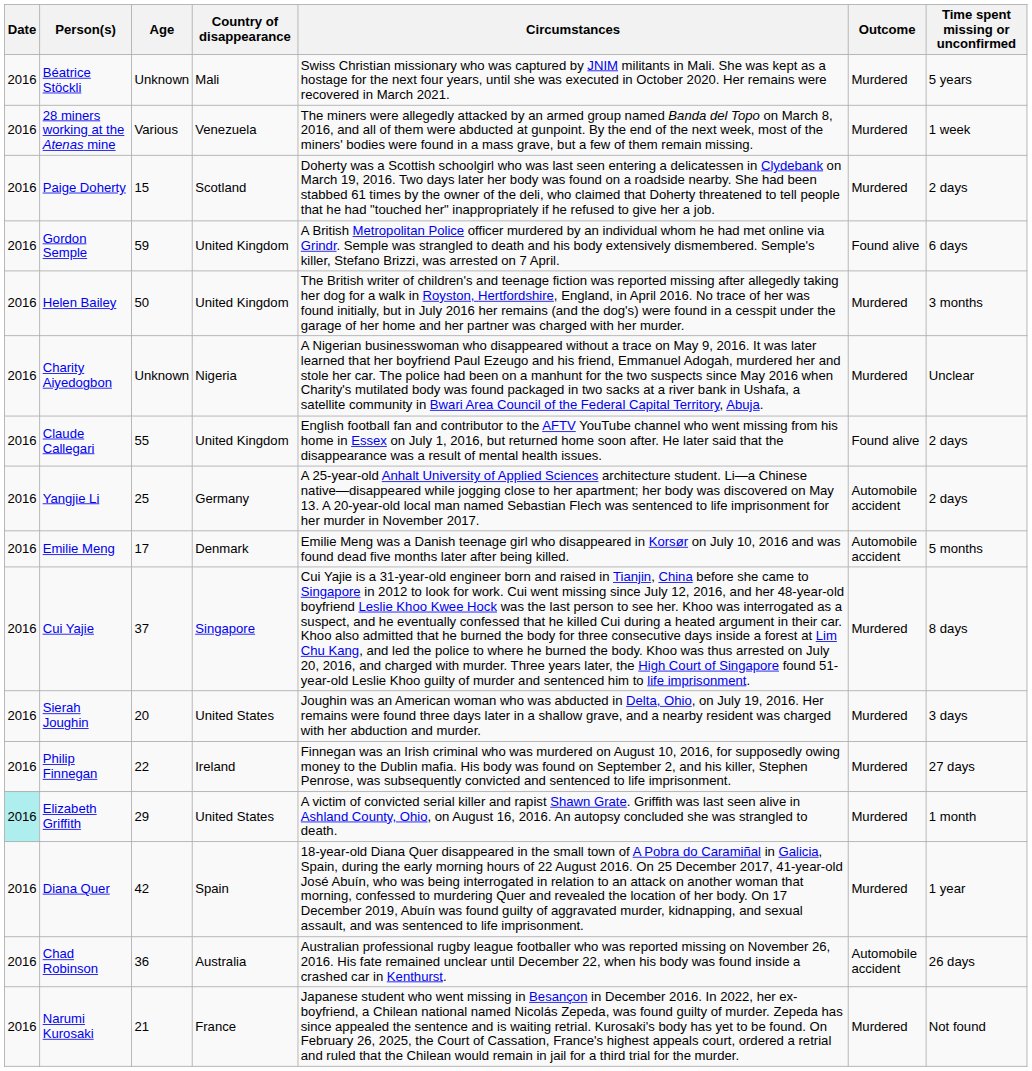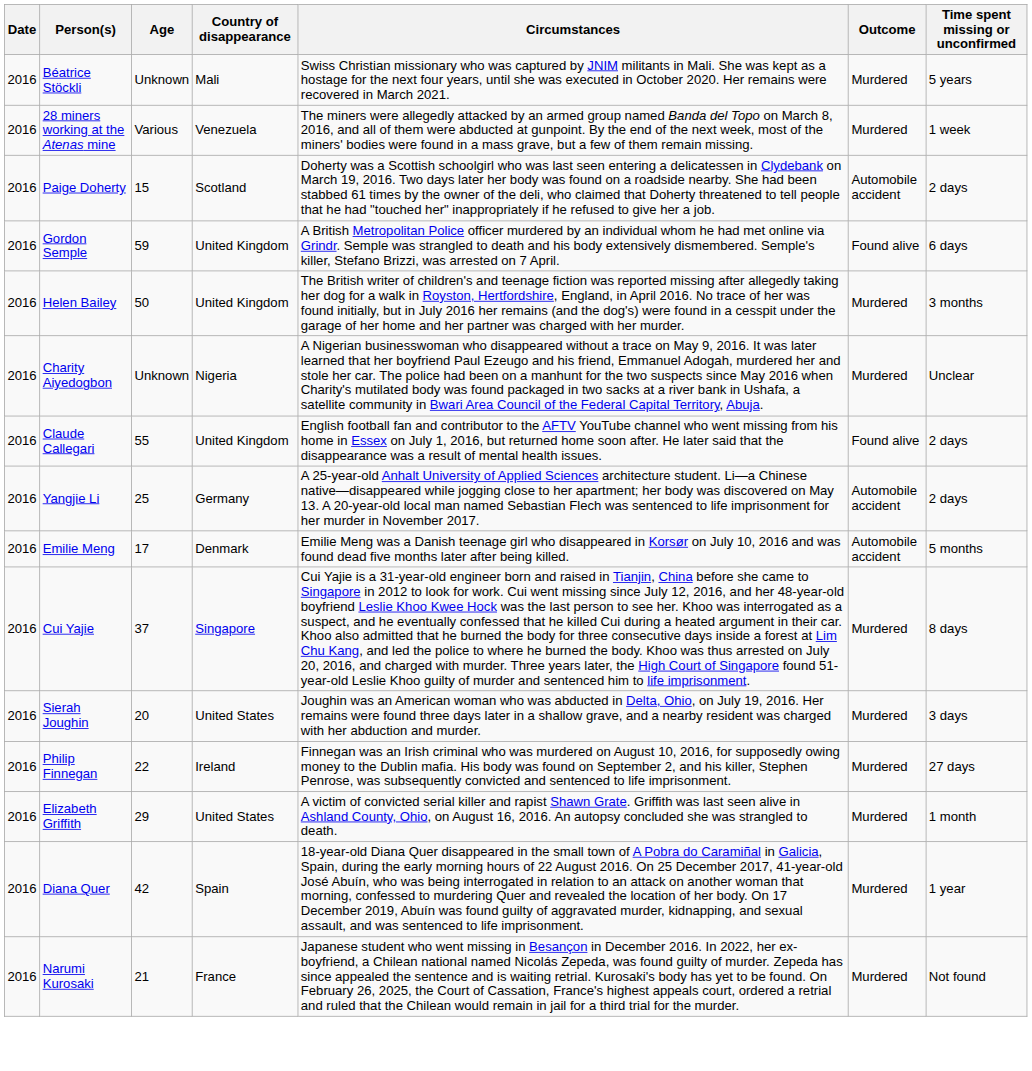(879, 188) Murdered -> (884, 188) Automobile accident
(22, 816) paleturquoise background -> (22, 816) no background
- row: (70, 961)
